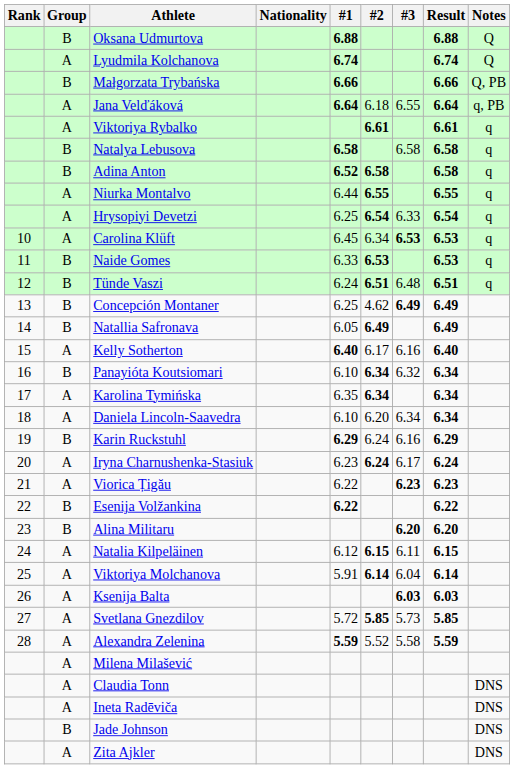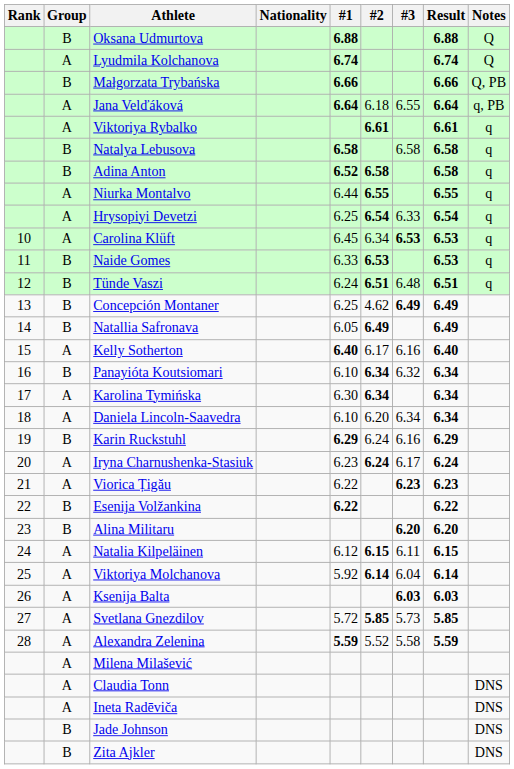(346, 395) 6.35 -> (346, 395) 6.30
(346, 573) 5.91 -> (346, 573) 5.92
(67, 752) A -> (67, 752) B
